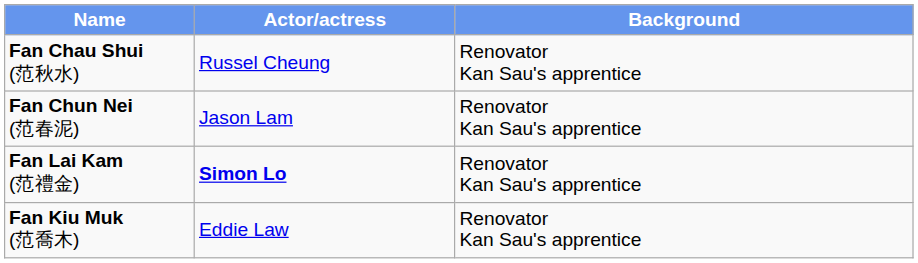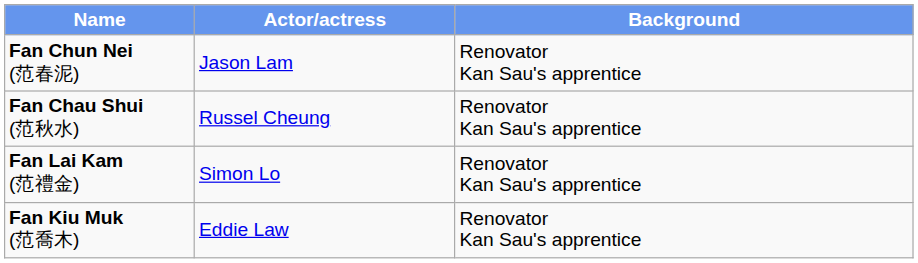rows swapped: (76, 61) <-> (71, 117)
(243, 174) bold -> (240, 174) normal
